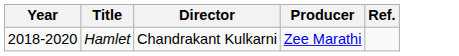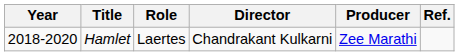+ column: (161, 16)
